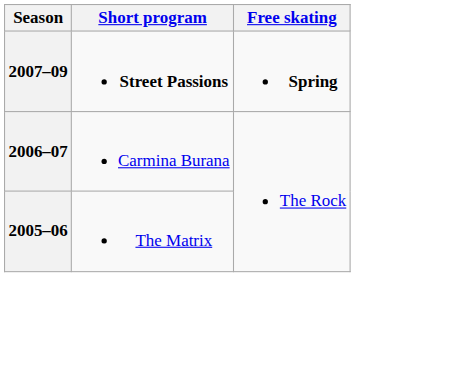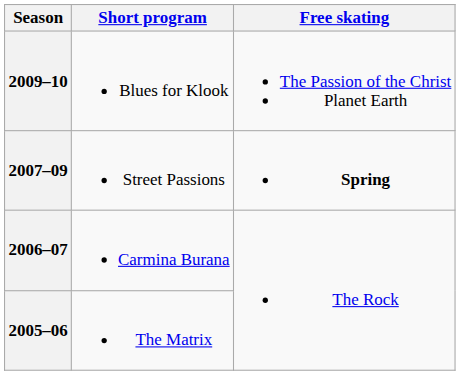+ row: (38, 80)
(153, 81) bold -> (153, 180) normal
